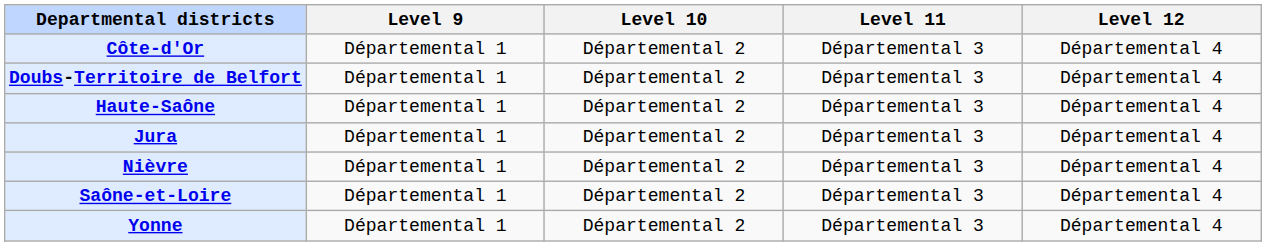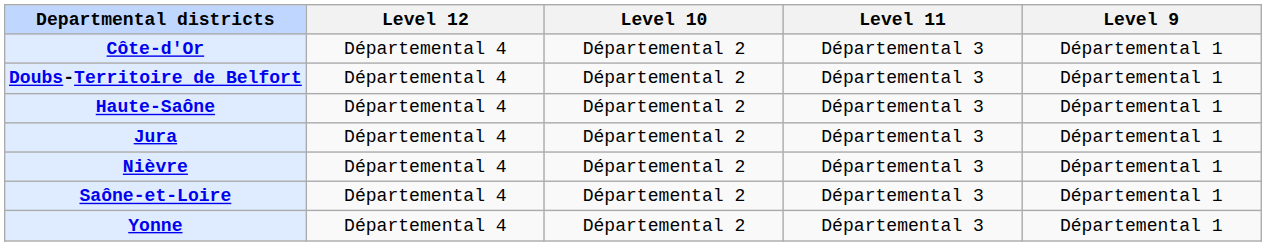columns swapped: (425, 19) <-> (1141, 19)
